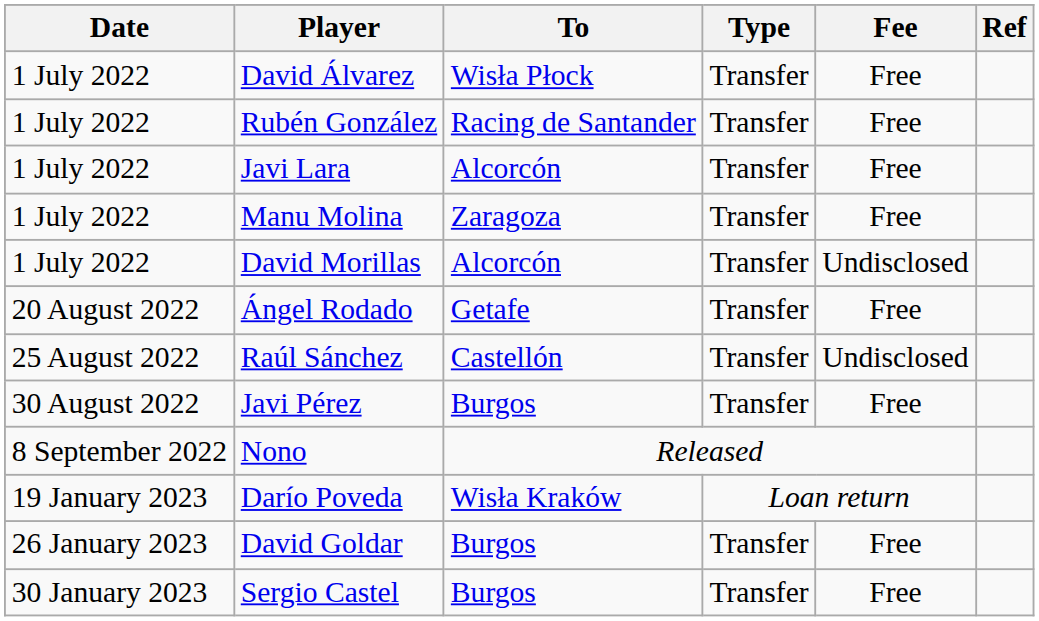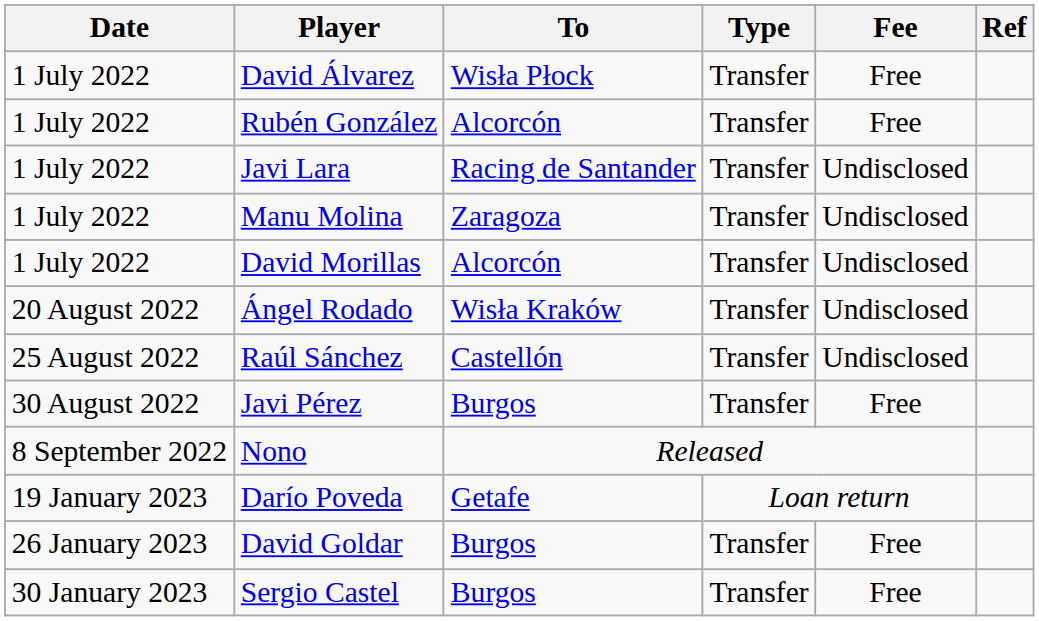(573, 121) Racing de Santander -> (506, 121) Alcorcón
(506, 168) Alcorcón -> (573, 168) Racing de Santander
(895, 168) Free -> (895, 168) Undisclosed
(895, 215) Free -> (895, 215) Undisclosed
(490, 309) Getafe -> (536, 309) Wisła Kraków
(895, 309) Free -> (895, 309) Undisclosed
(536, 497) Wisła Kraków -> (490, 497) Getafe
